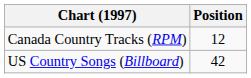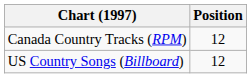(218, 61) 42 -> (218, 61) 12
